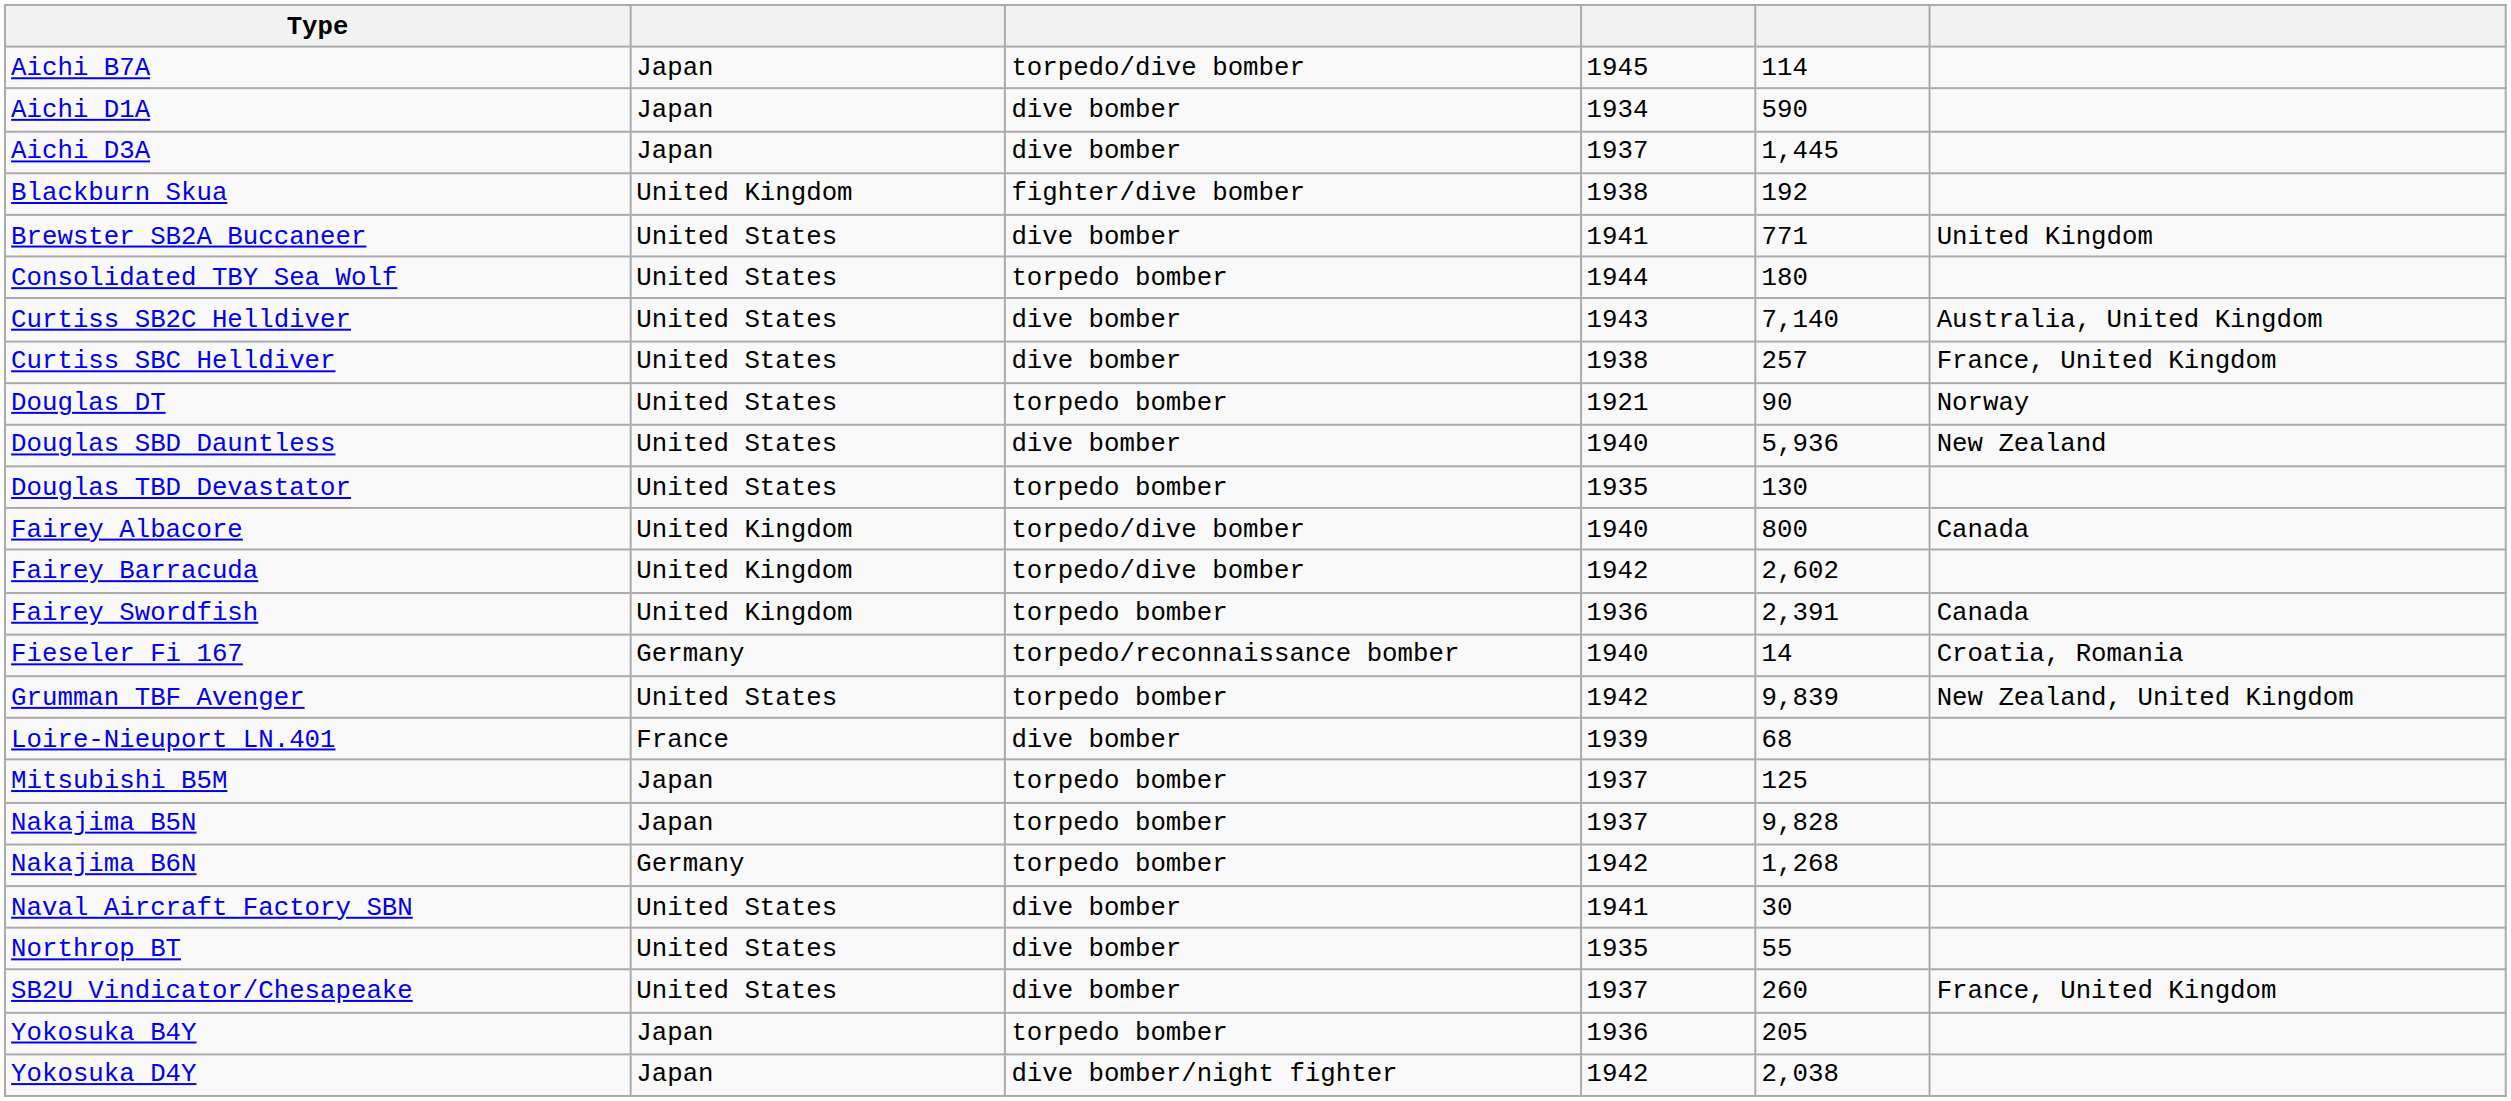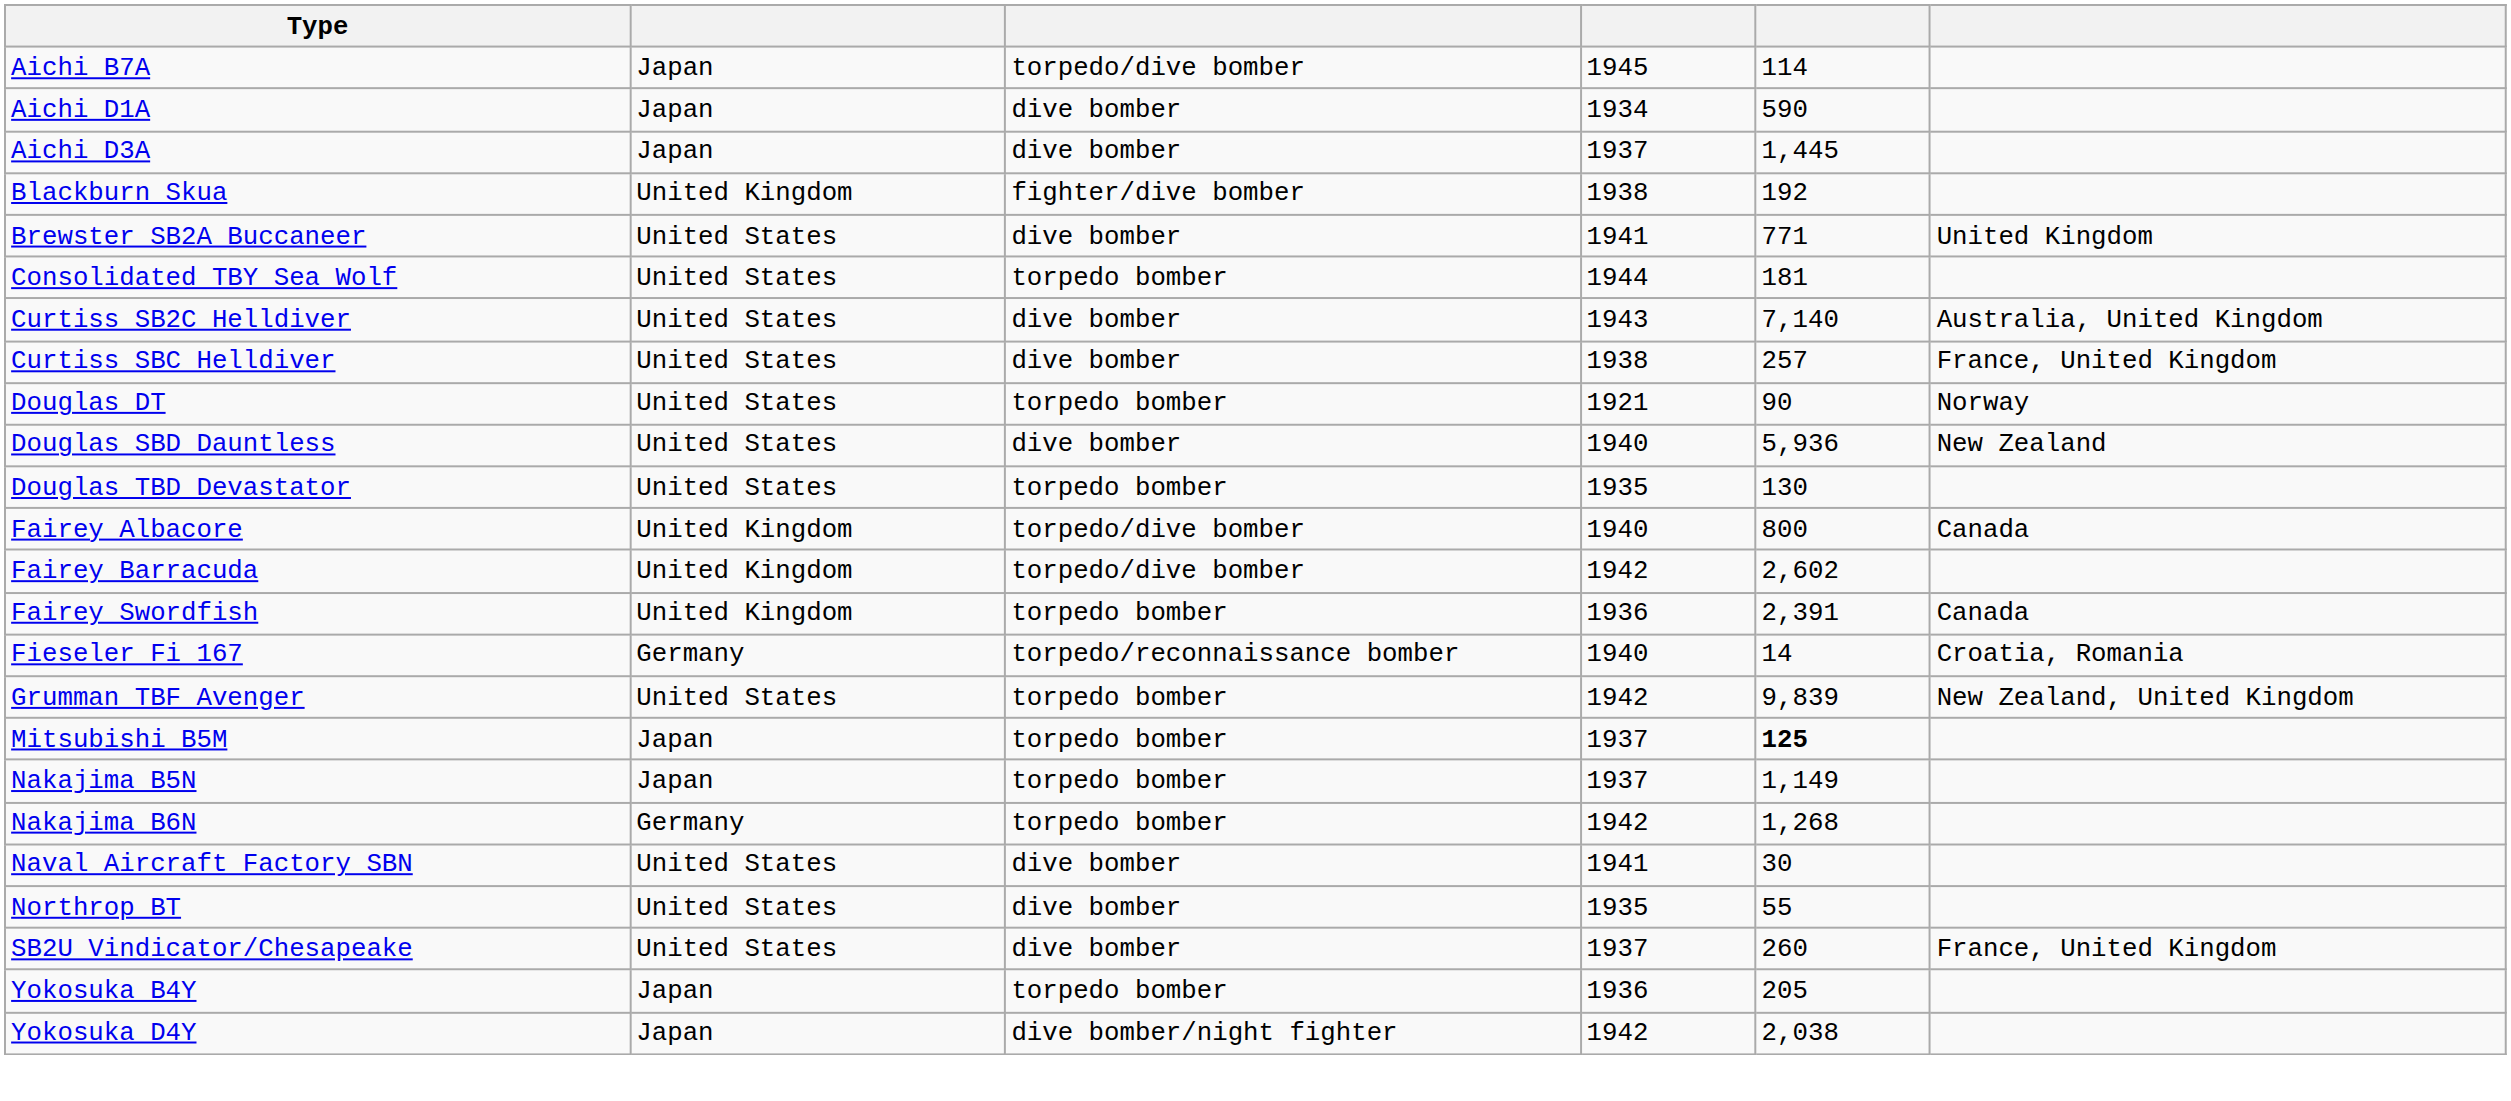(1785, 278) 180 -> (1785, 278) 181
- row: (173, 739)
(1785, 781) normal -> (1785, 739) bold
(1800, 823) 9,828 -> (1800, 781) 1,149
